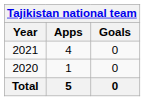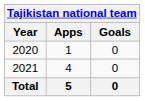rows swapped: (25, 68) <-> (25, 50)
